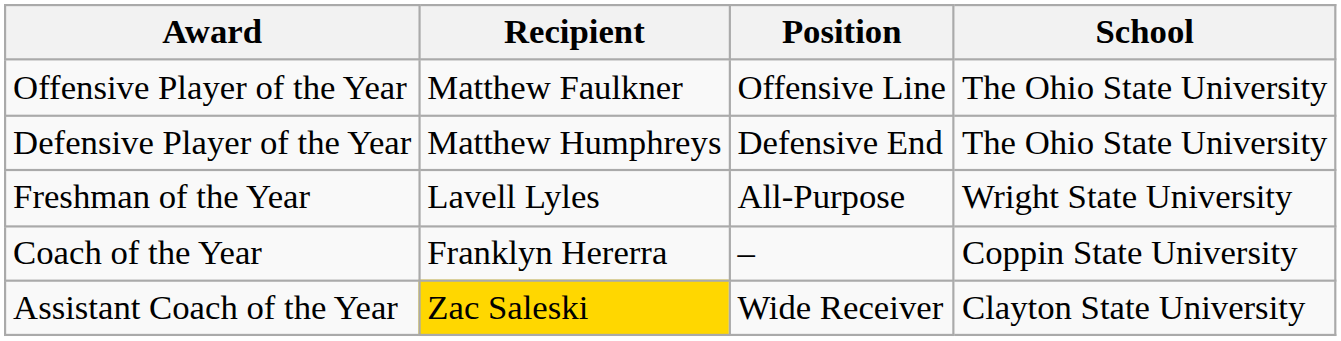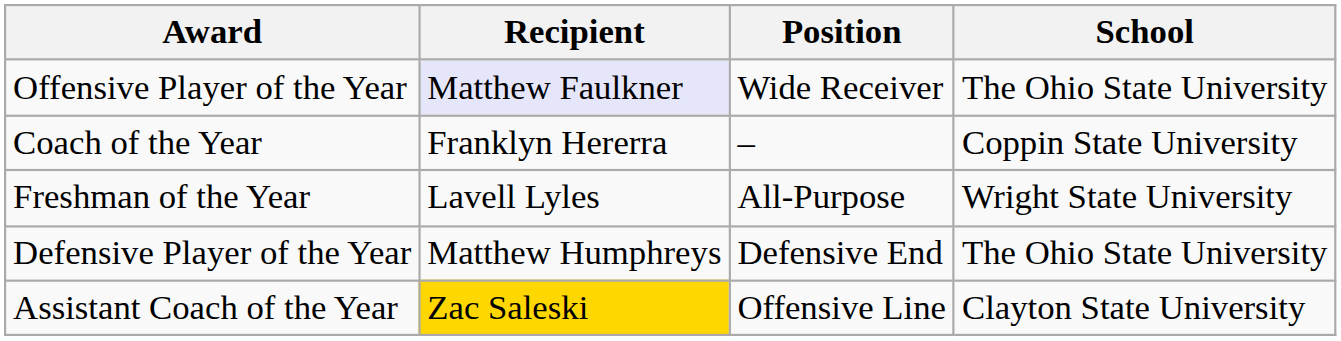(555, 87) no background -> (555, 87) lavender background
(842, 87) Offensive Line -> (840, 87) Wide Receiver
rows swapped: (212, 142) <-> (137, 252)
(840, 307) Wide Receiver -> (842, 307) Offensive Line
